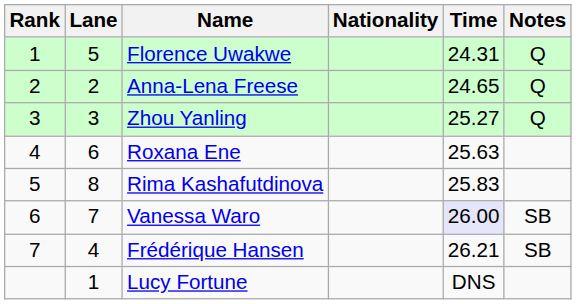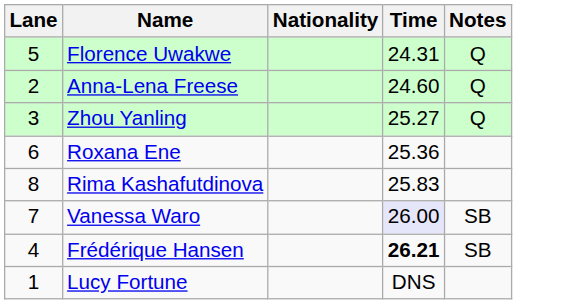- column: (35, 20)
(474, 86) 24.65 -> (414, 86) 24.60
(474, 151) 25.63 -> (414, 151) 25.36
(474, 250) normal -> (414, 250) bold
